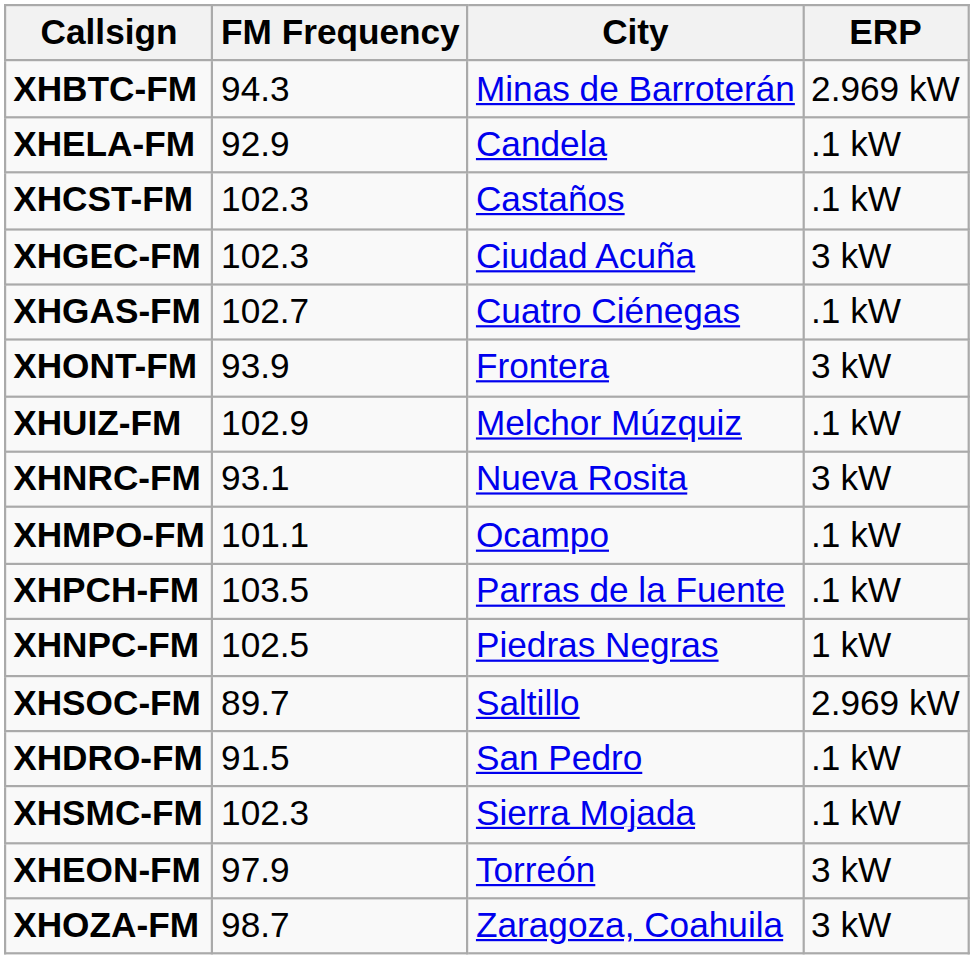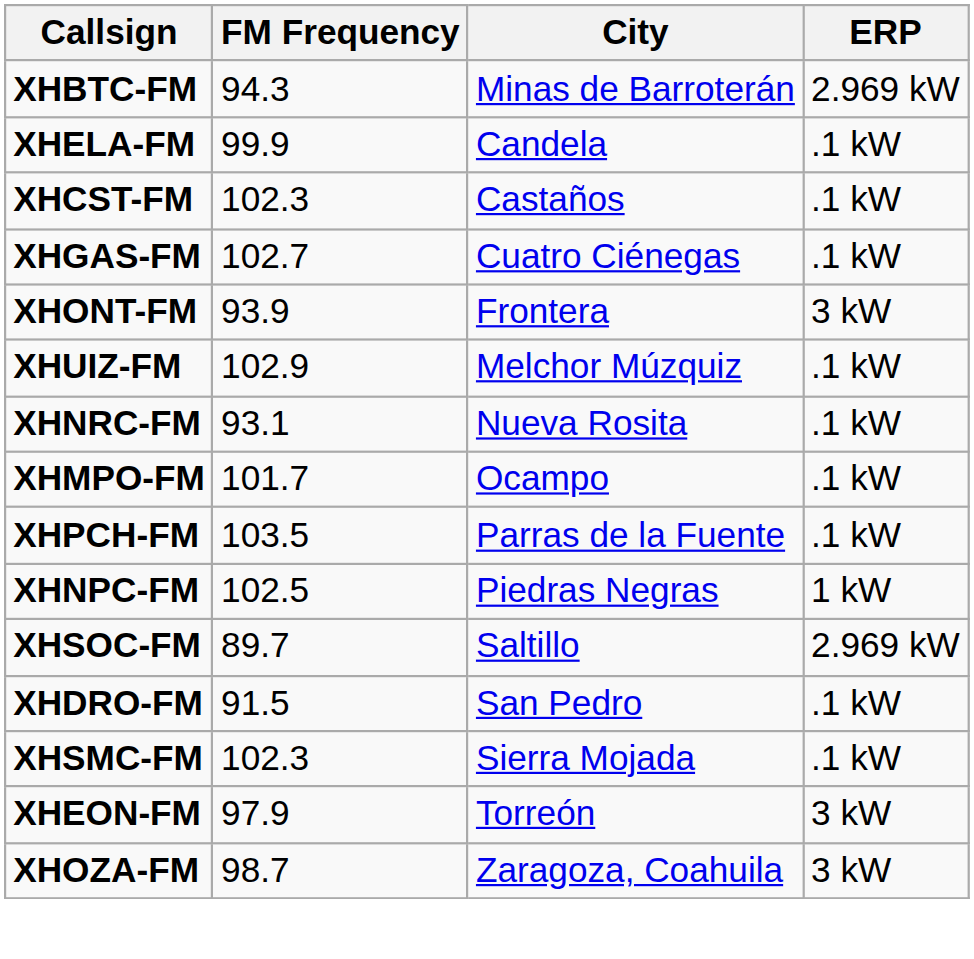(255, 144) 92.9 -> (255, 144) 99.9
- row: (107, 255)
(851, 479) 3 kW -> (856, 423) .1 kW
(265, 534) 101.1 -> (265, 479) 101.7
